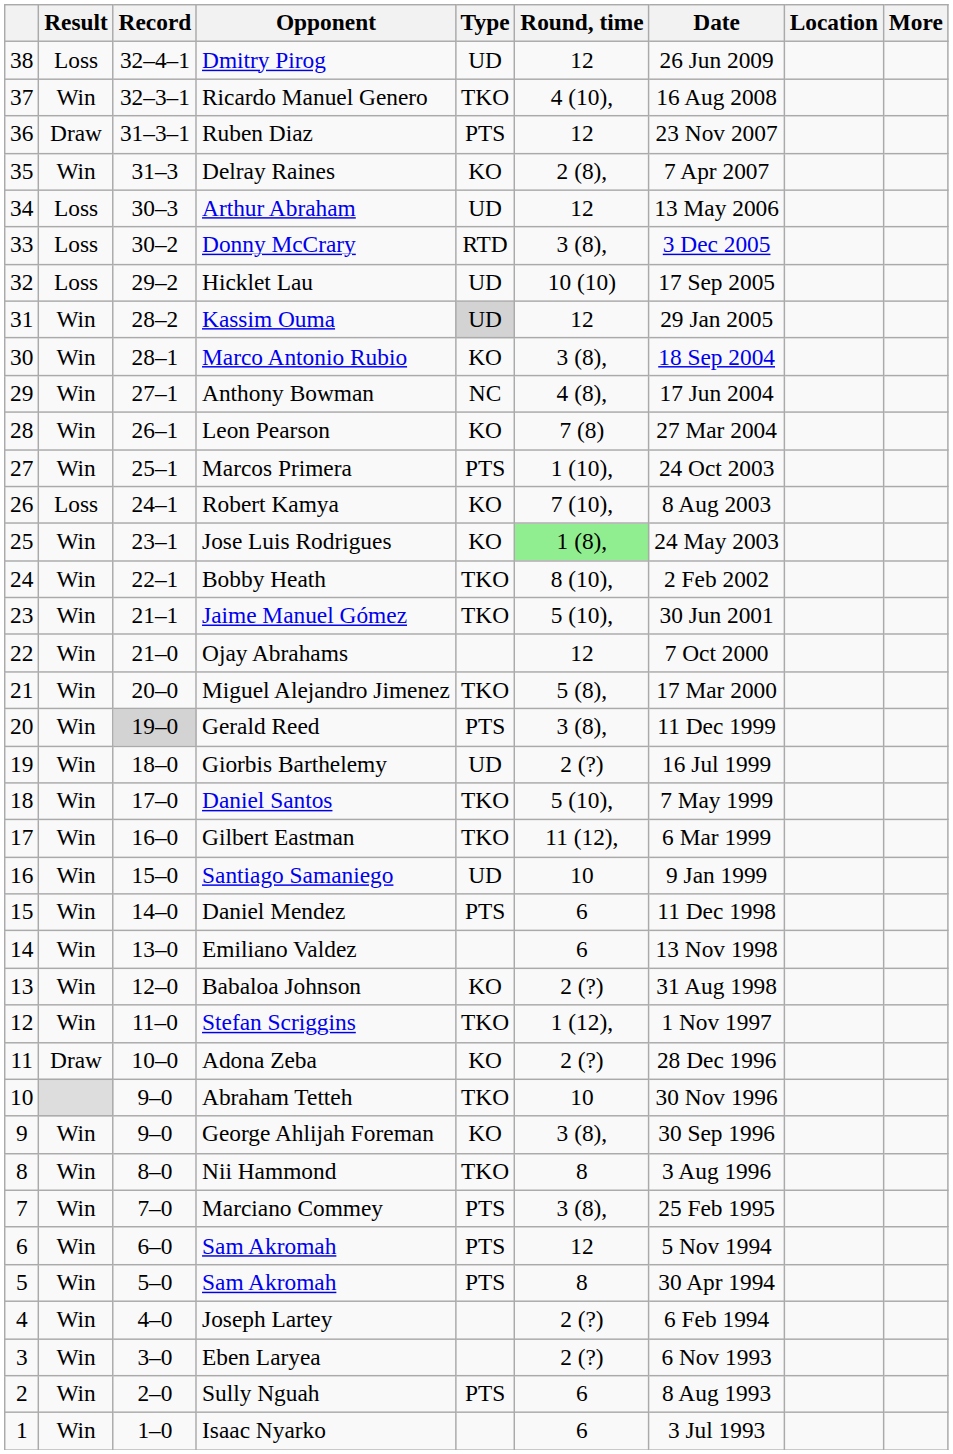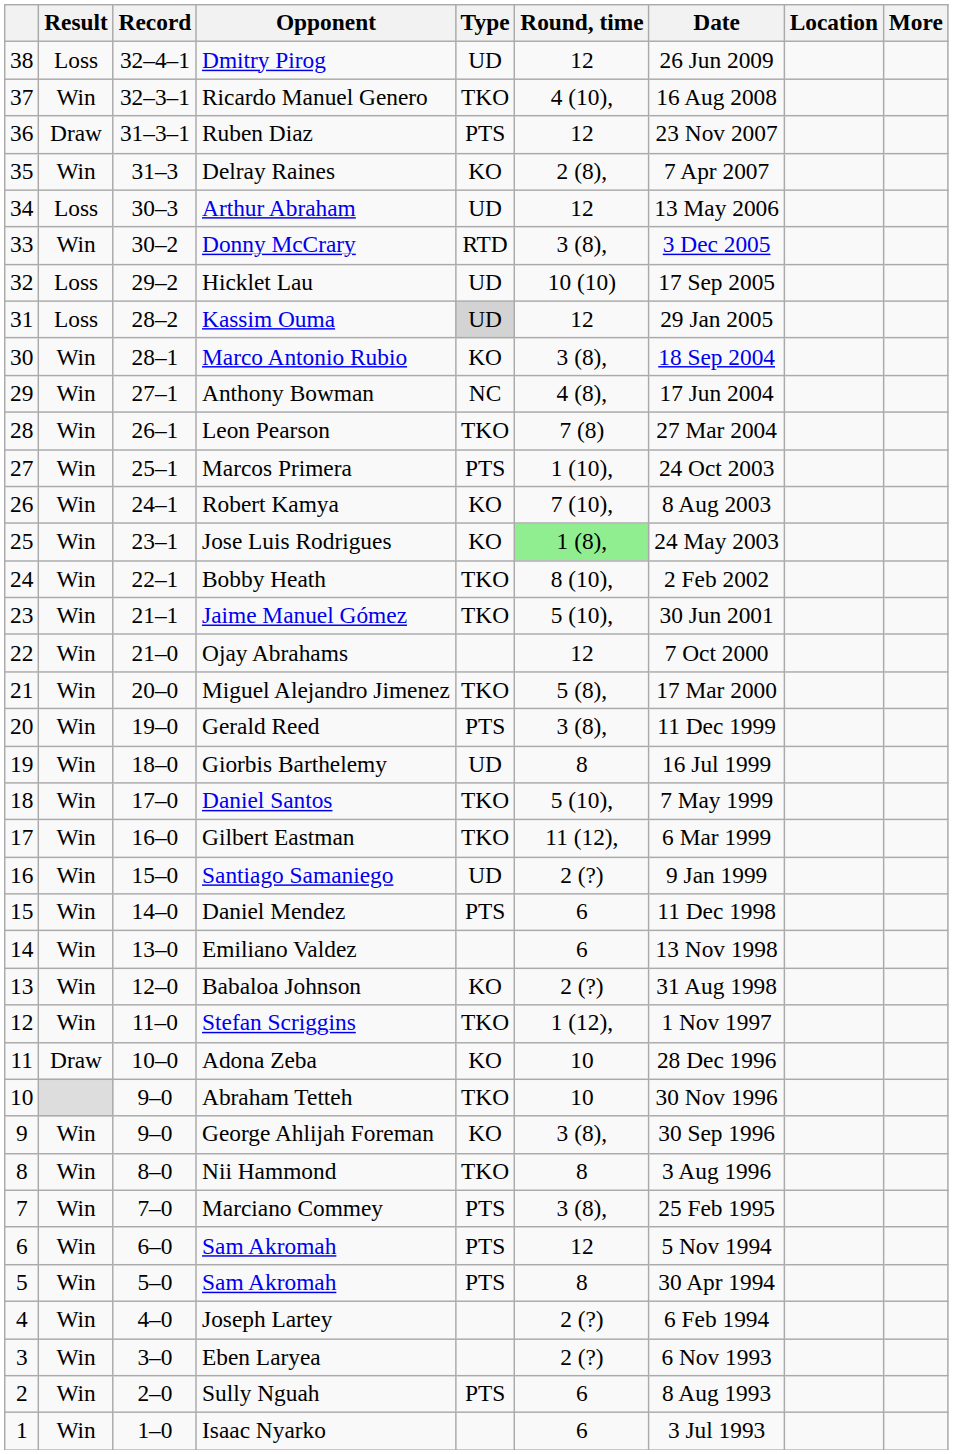(76, 245) Loss -> (76, 245) Win
(76, 319) Win -> (76, 319) Loss
(485, 430) KO -> (485, 430) TKO
(76, 504) Loss -> (76, 504) Win
(155, 726) lightgrey background -> (155, 726) no background
(582, 763) 2 (?) -> (582, 763) 8
(582, 875) 10 -> (582, 875) 2 (?)
(582, 1060) 2 (?) -> (582, 1060) 10
